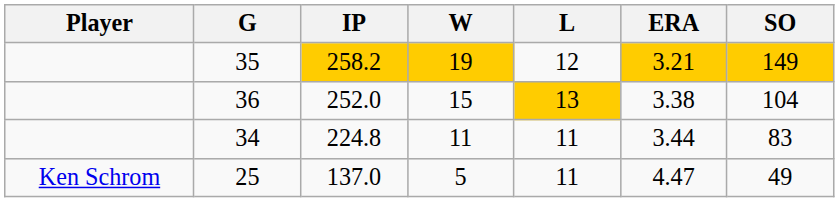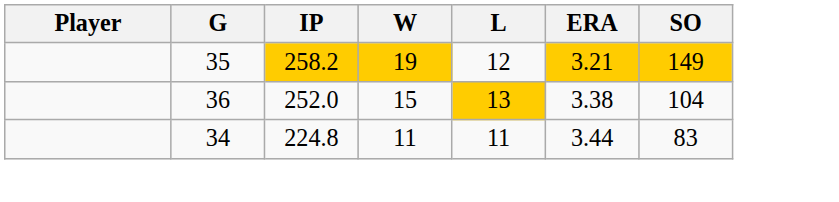- row: (247, 176)
